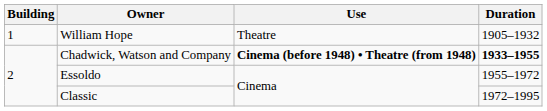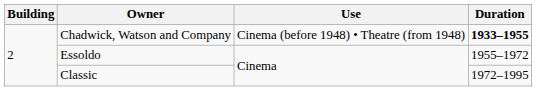- row: (96, 34)
(356, 55) bold -> (351, 34) normal
